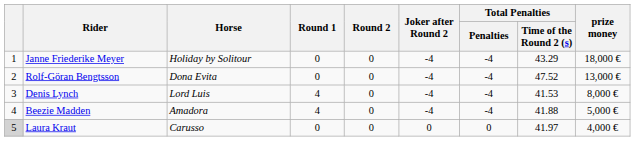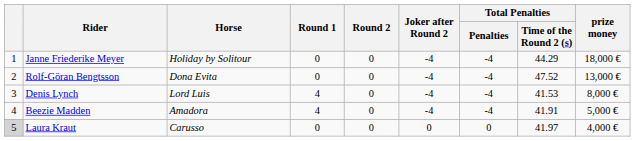(547, 59) 43.29 -> (547, 59) 44.29
(547, 111) 41.88 -> (547, 111) 41.91
